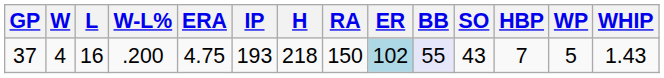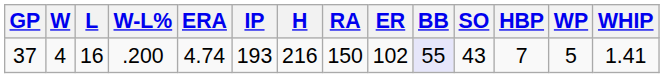(204, 55) 4.75 -> (204, 55) 4.74
(300, 55) 218 -> (300, 55) 216
(390, 55) lightblue background -> (390, 55) no background
(626, 55) 1.43 -> (626, 55) 1.41
